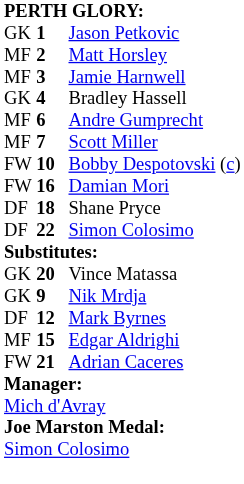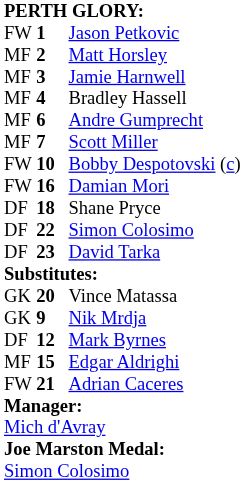(17, 32) GK -> (18, 32) FW
(17, 98) GK -> (17, 98) MF
+ row: (46, 252)
